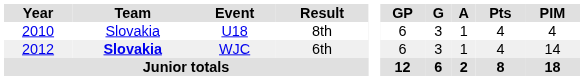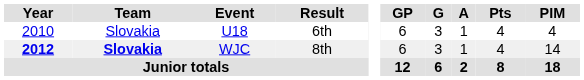(322, 31) 8th -> (322, 31) 6th
(38, 49) normal -> (38, 49) bold
(322, 49) 6th -> (322, 49) 8th
